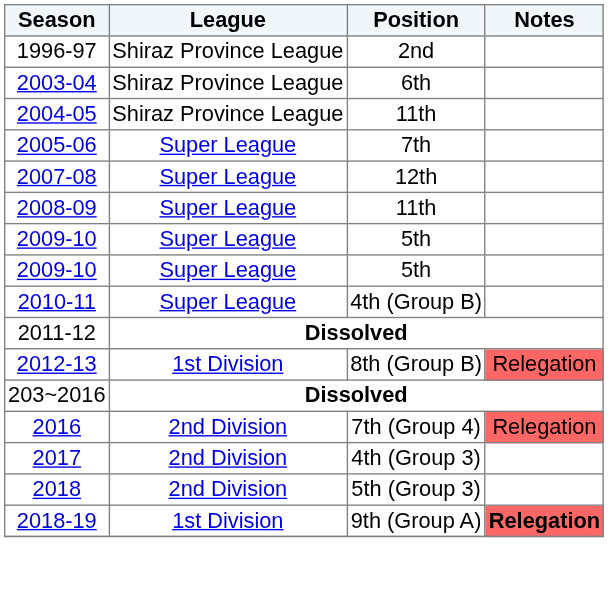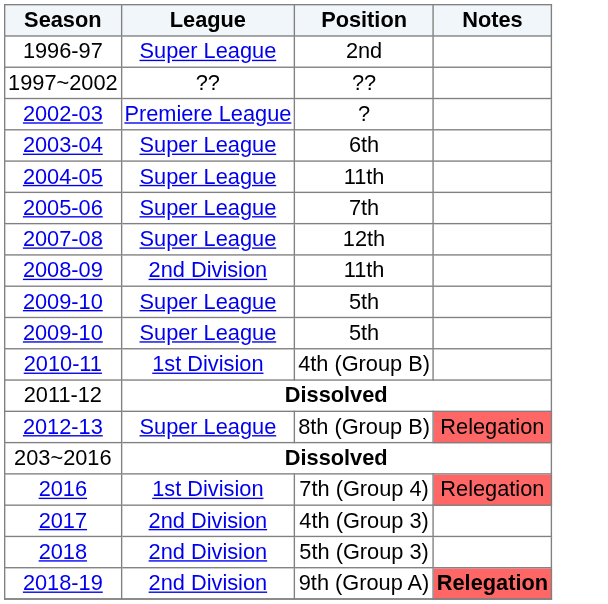(228, 51) Shiraz Province League -> (208, 51) Super League
+ row: (63, 82)
+ row: (63, 113)
(228, 82) Shiraz Province League -> (208, 145) Super League
(228, 113) Shiraz Province League -> (208, 176) Super League
(228, 207) Super League -> (208, 270) 2nd Division
(228, 301) Super League -> (208, 364) 1st Division
(228, 364) 1st Division -> (208, 426) Super League
(228, 426) 2nd Division -> (208, 489) 1st Division
(228, 520) 1st Division -> (208, 583) 2nd Division
